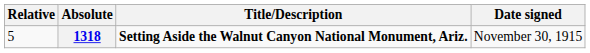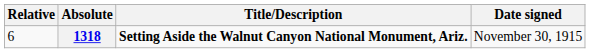(11, 36) 5 -> (11, 36) 6
